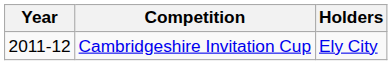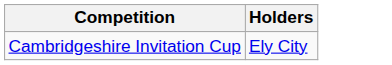- column: (40, 18)
